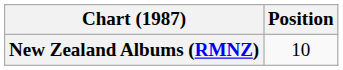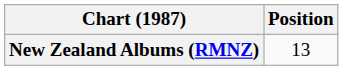(301, 49) 10 -> (301, 49) 13
